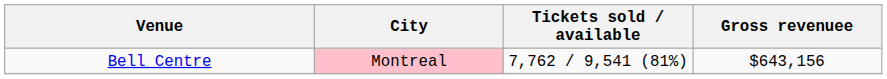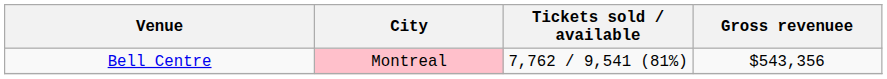(787, 61) $643,156 -> (787, 61) $543,356
